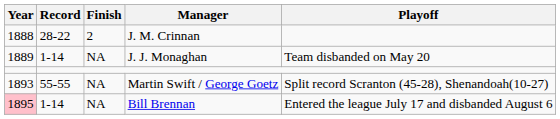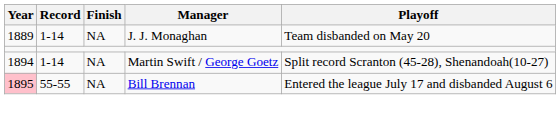- row: (164, 35)
(21, 83) 1893 -> (21, 62) 1894
(55, 83) 55-55 -> (52, 62) 1-14
(52, 104) 1-14 -> (55, 83) 55-55
